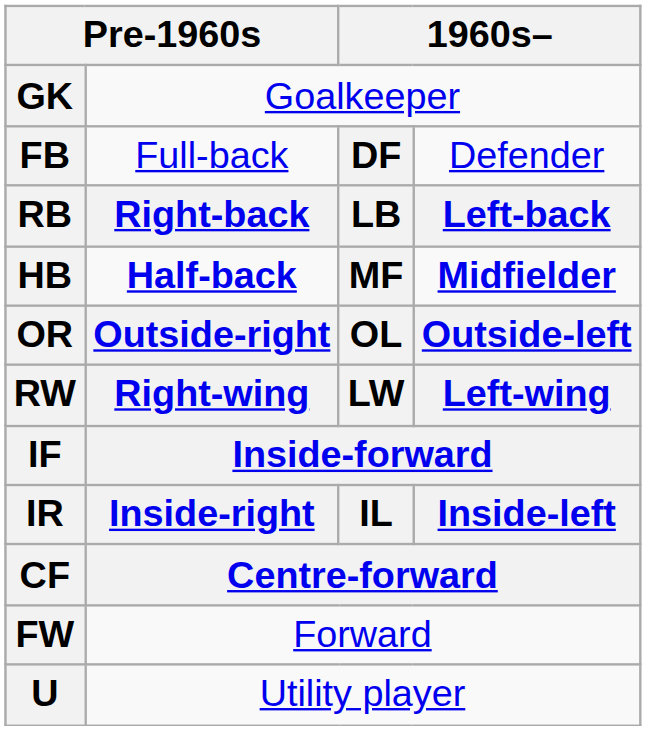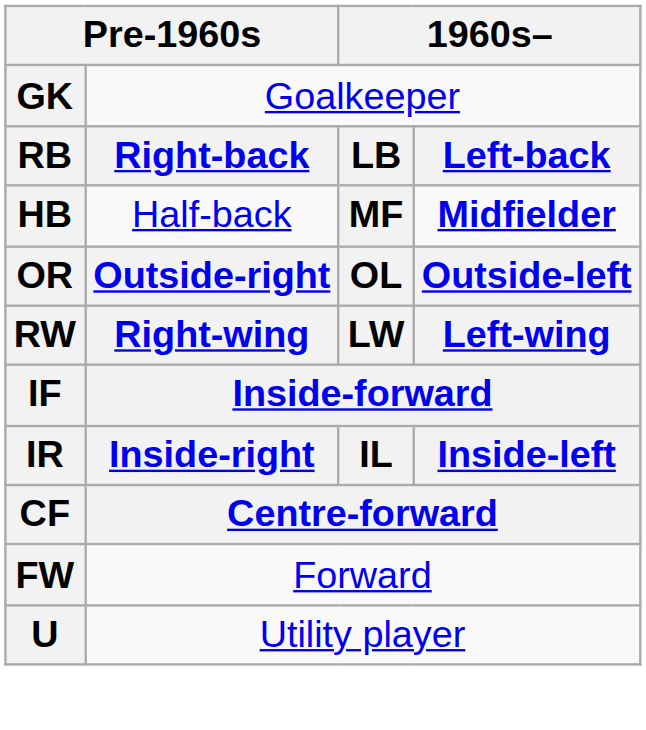- row: (45, 154)
(212, 274) bold -> (212, 214) normal
